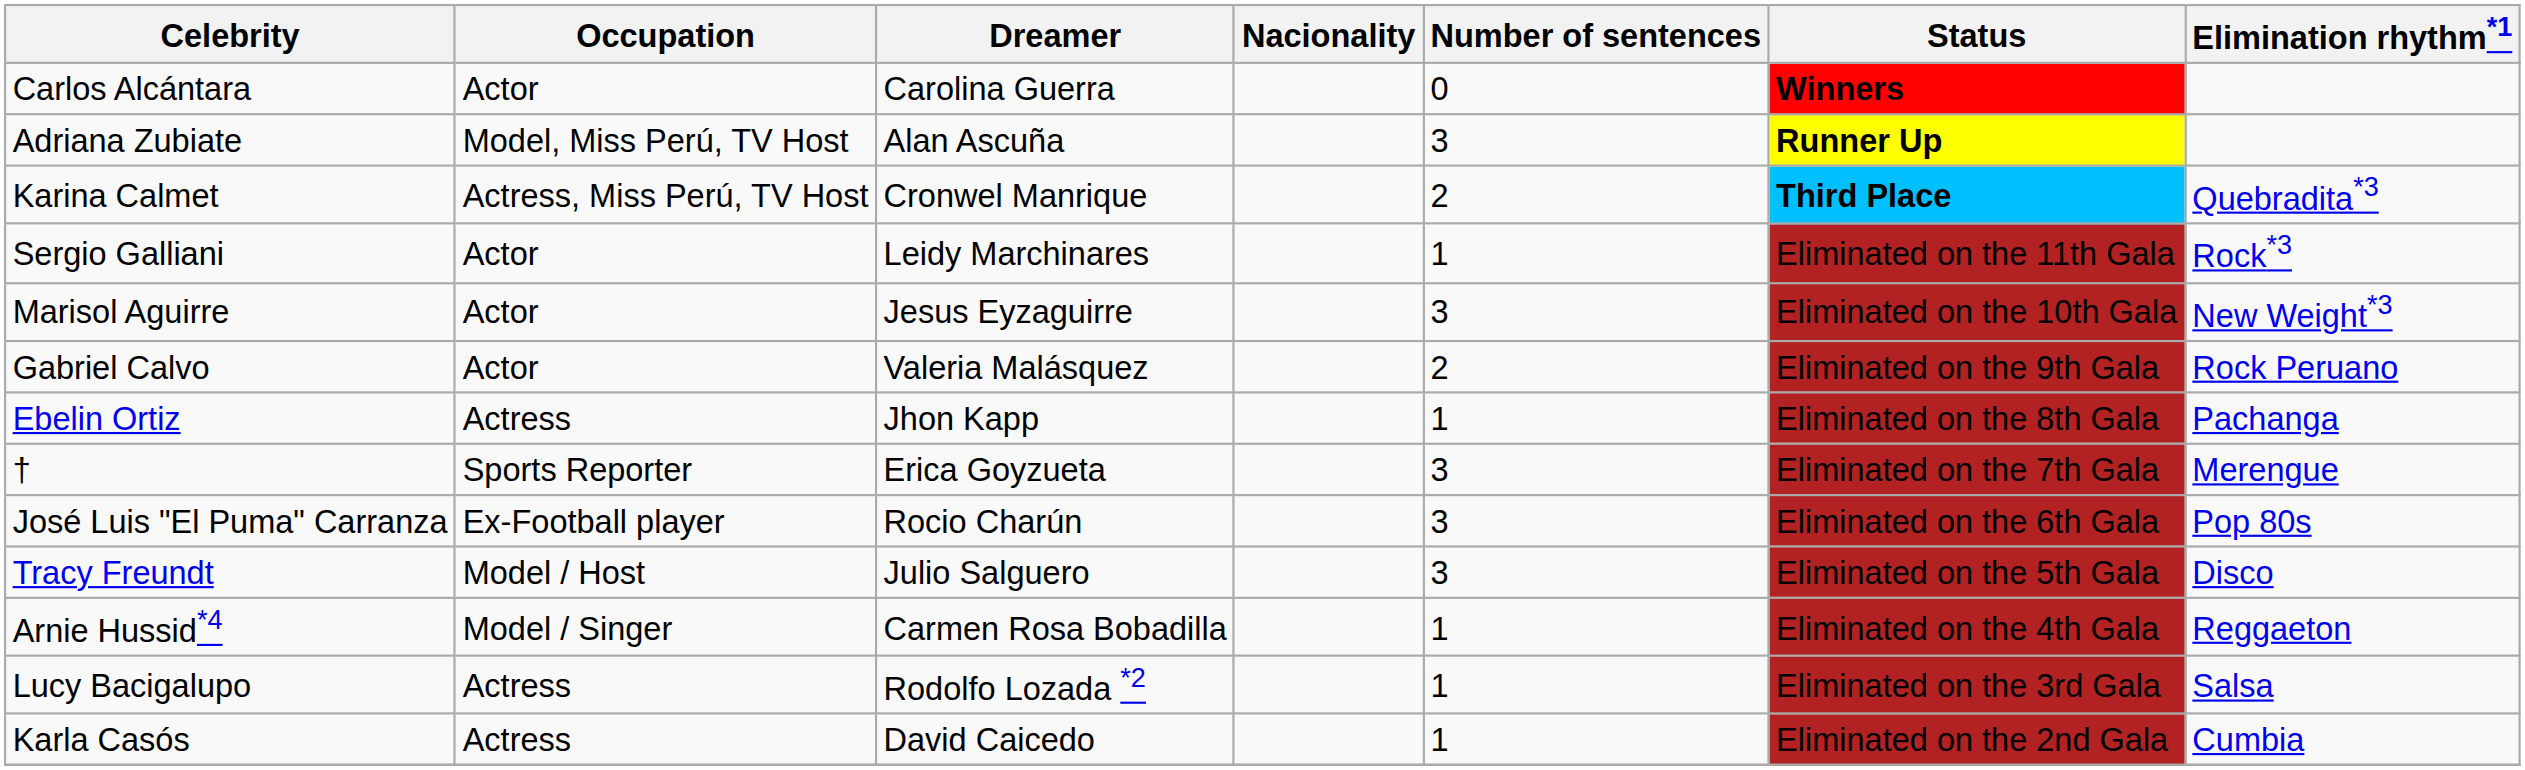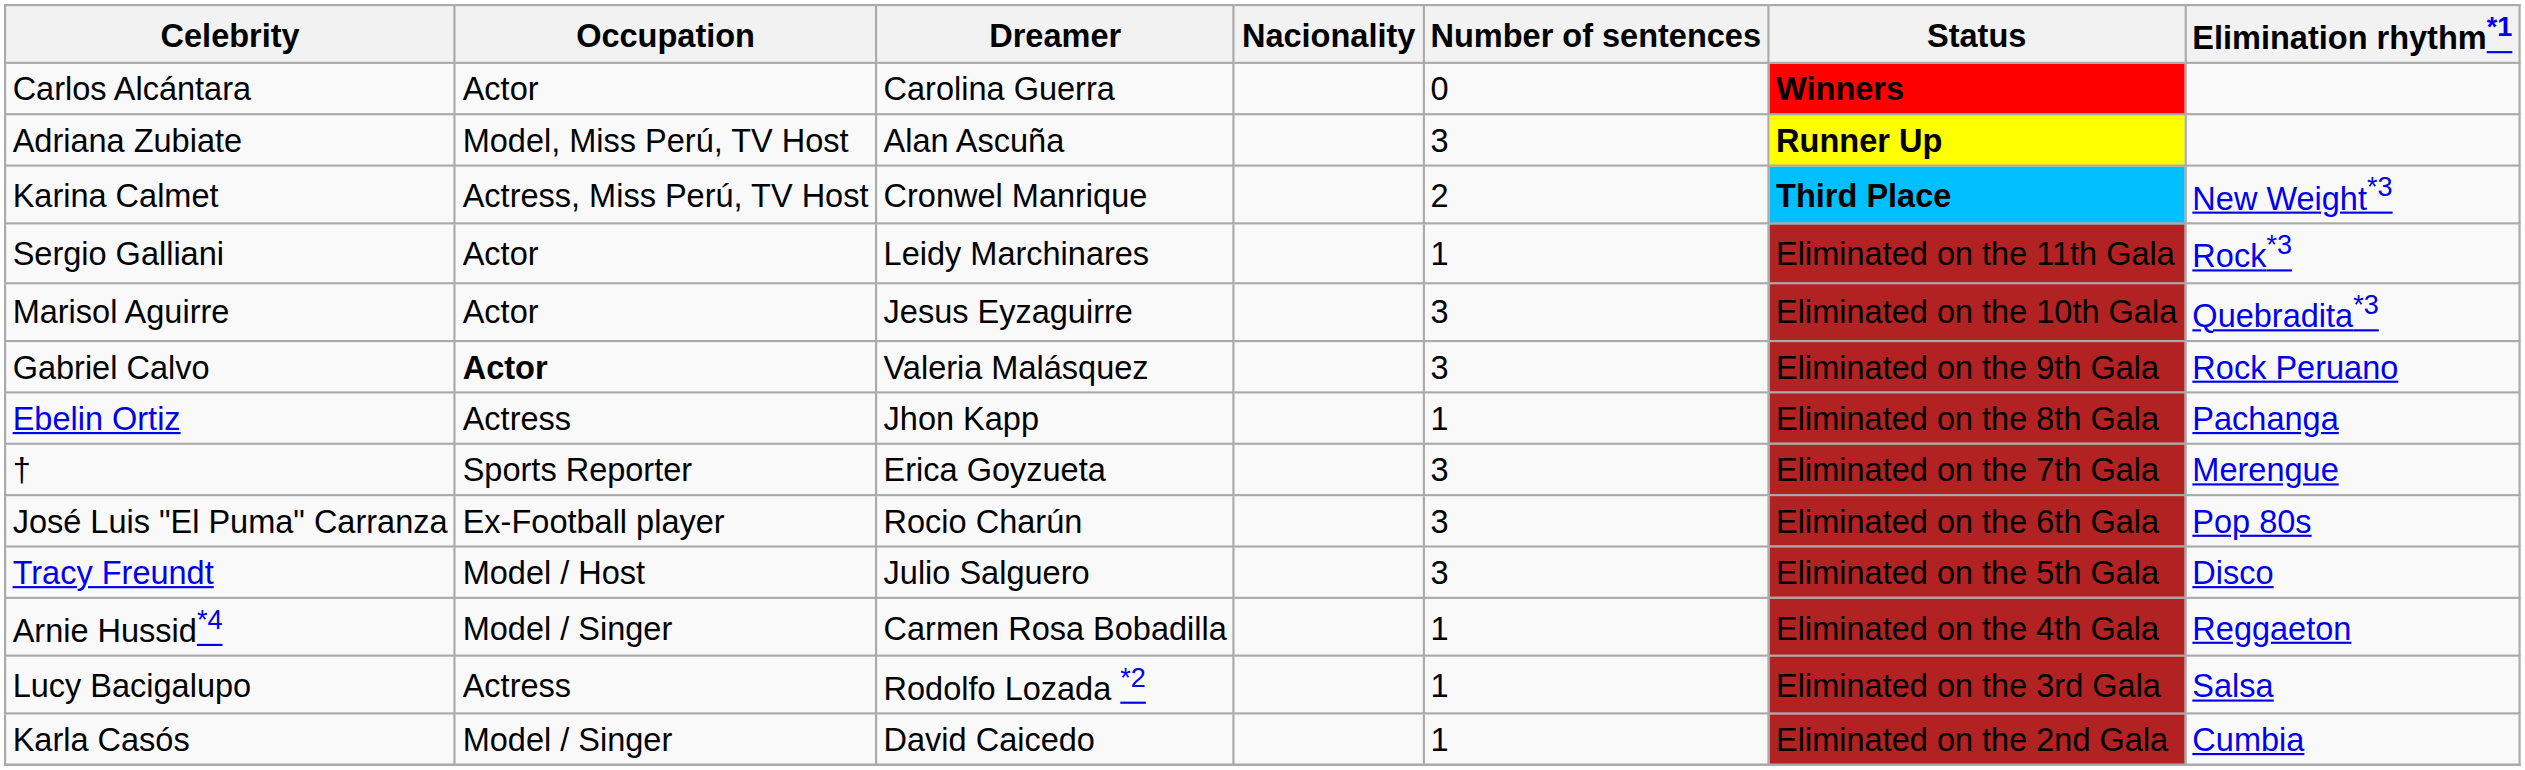(2286, 195) Quebradita*3 -> (2292, 195) New Weight*3
(2292, 311) New Weight*3 -> (2286, 311) Quebradita*3
(501, 366) normal -> (505, 366) bold
(1440, 366) 2 -> (1440, 366) 3
(517, 740) Actress -> (567, 740) Model / Singer
